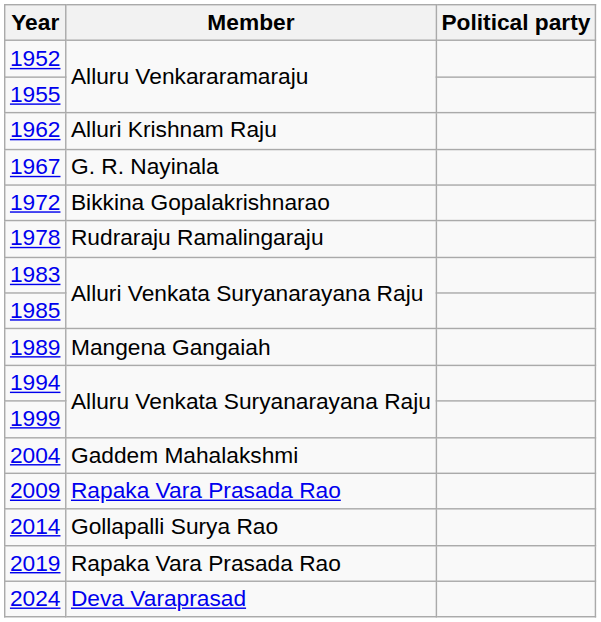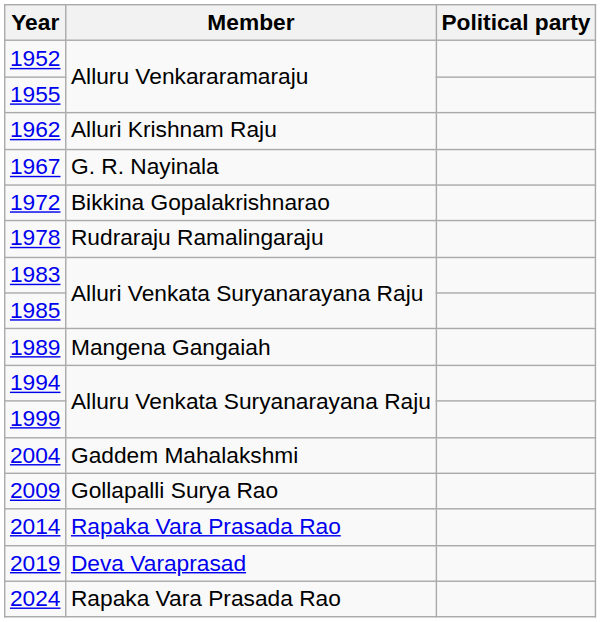(206, 490) Rapaka Vara Prasada Rao -> (175, 490) Gollapalli Surya Rao
(175, 526) Gollapalli Surya Rao -> (206, 526) Rapaka Vara Prasada Rao
(206, 563) Rapaka Vara Prasada Rao -> (159, 563) Deva Varaprasad
(159, 599) Deva Varaprasad -> (206, 599) Rapaka Vara Prasada Rao
